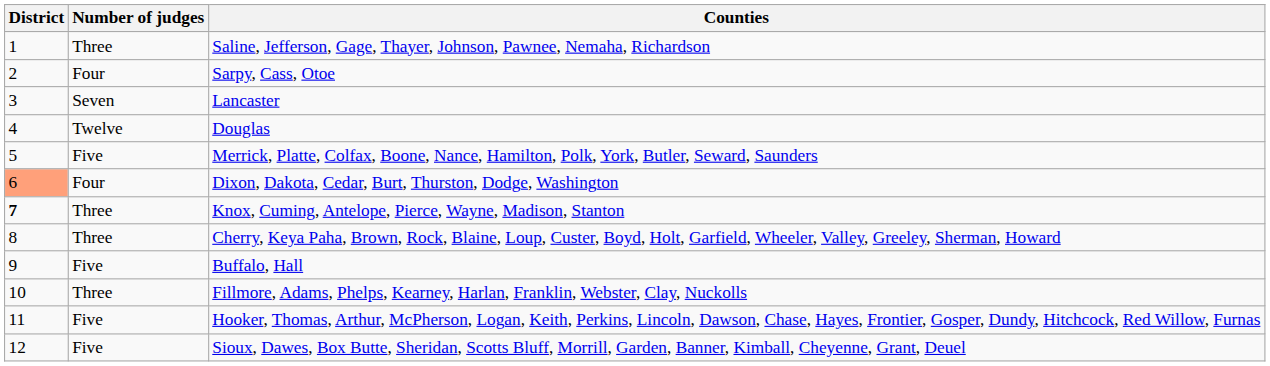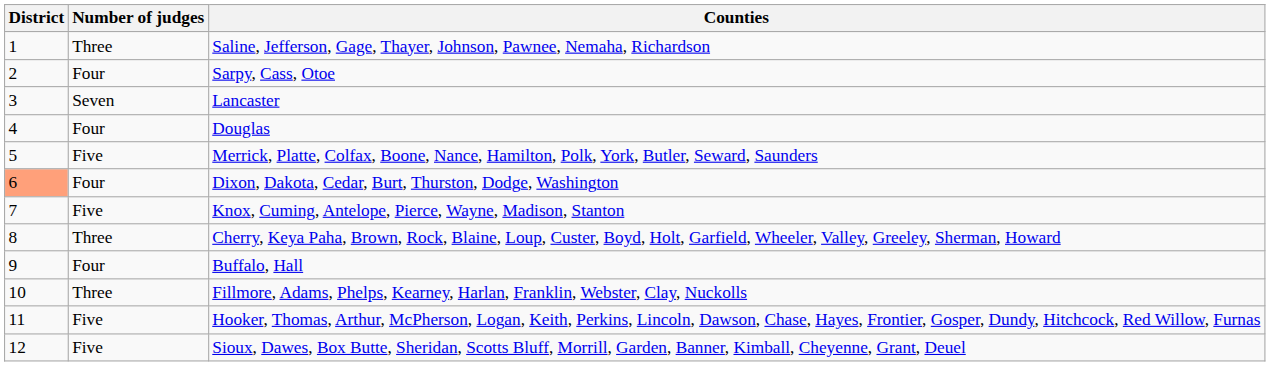(97, 127) Twelve -> (88, 127) Four
(13, 210) bold -> (13, 210) normal
(92, 210) Three -> (88, 210) Five
(88, 264) Five -> (88, 264) Four
